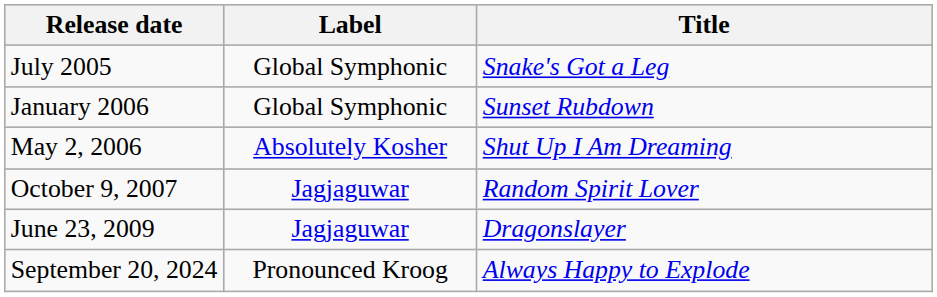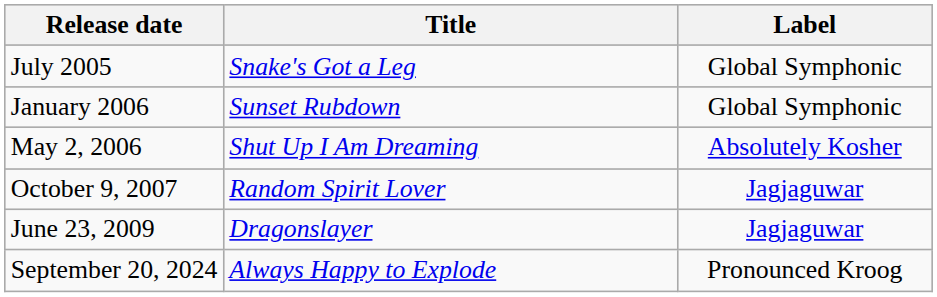columns swapped: (704, 24) <-> (350, 24)
